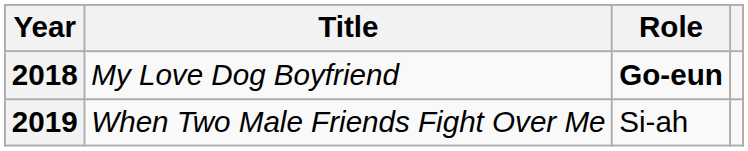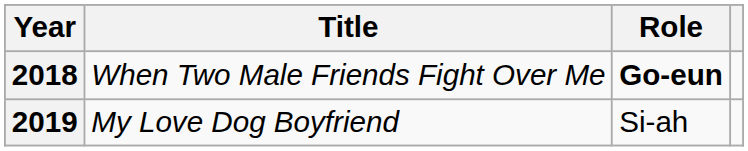(245, 74) My Love Dog Boyfriend -> (348, 74) When Two Male Friends Fight Over Me
(348, 121) When Two Male Friends Fight Over Me -> (245, 121) My Love Dog Boyfriend
